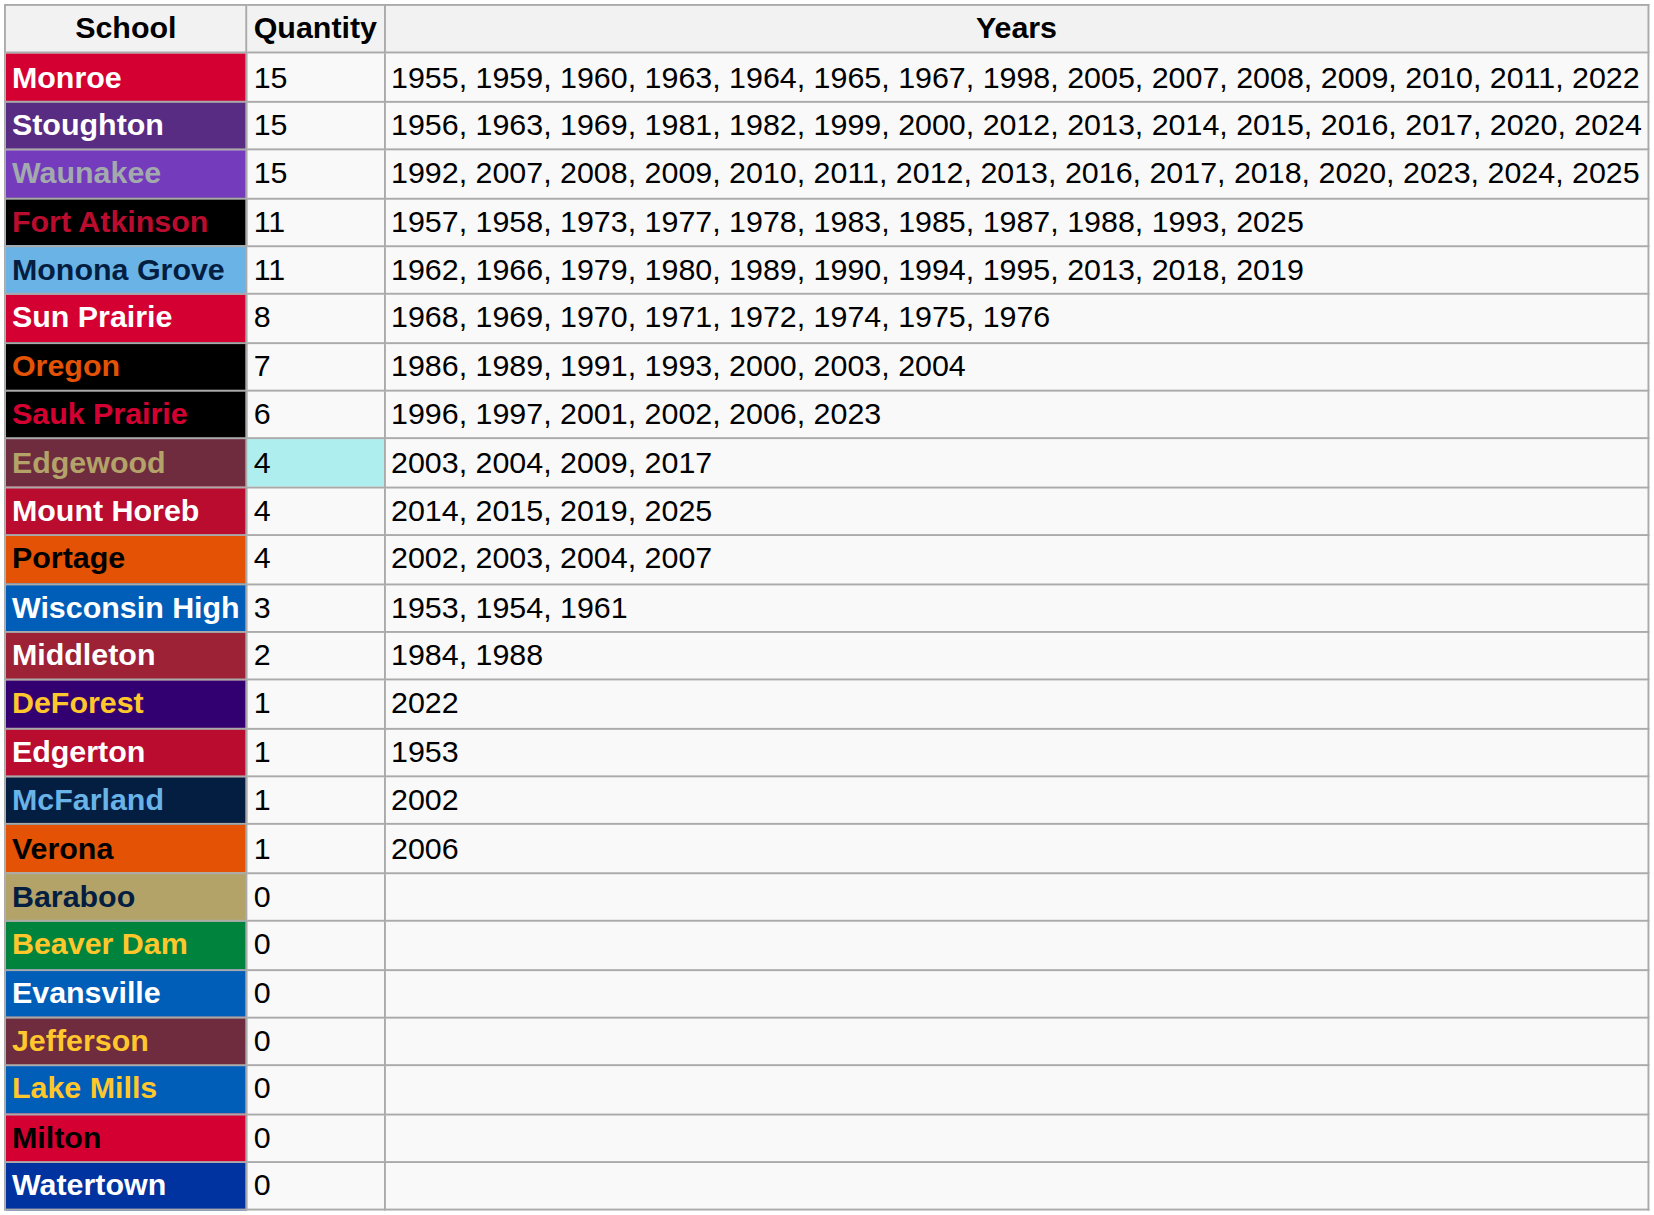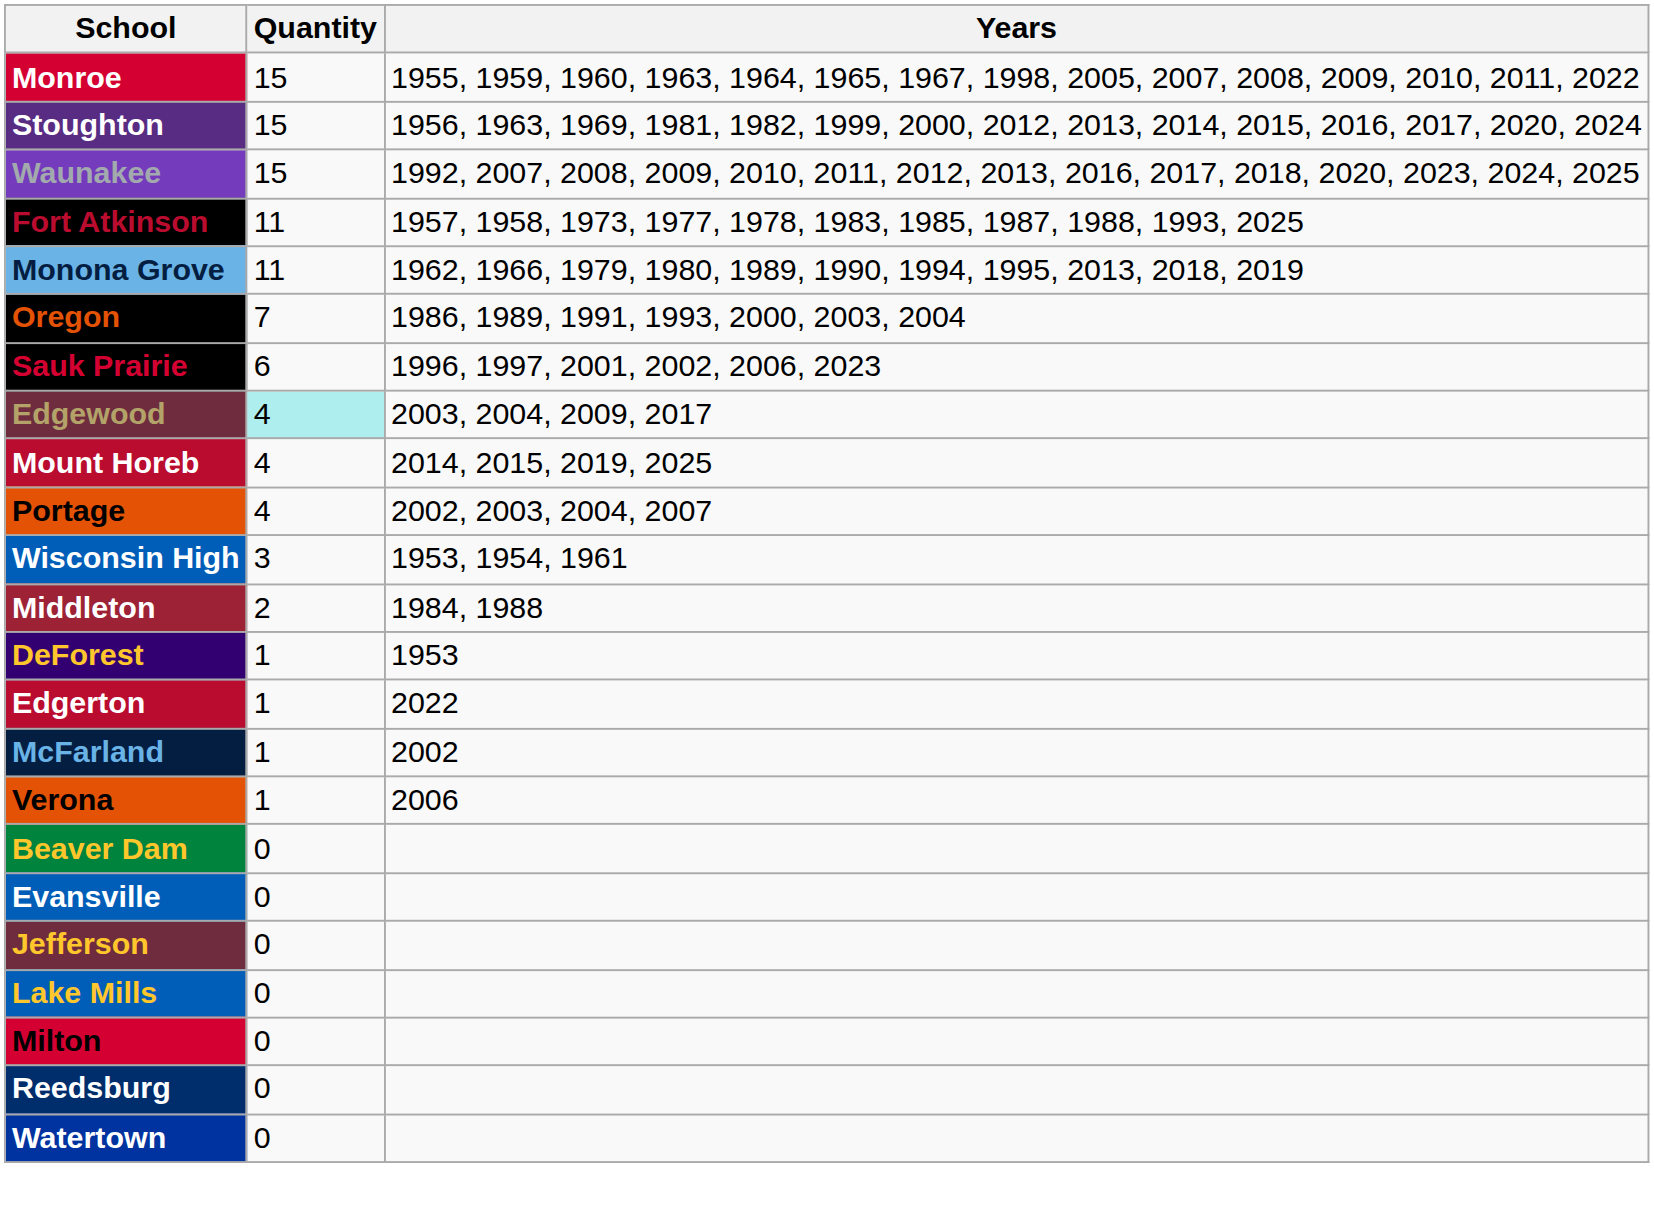- row: (92, 317)
(425, 703) 2022 -> (425, 655) 1953
(425, 751) 1953 -> (425, 703) 2022
- row: (74, 896)
+ row: (91, 1089)
